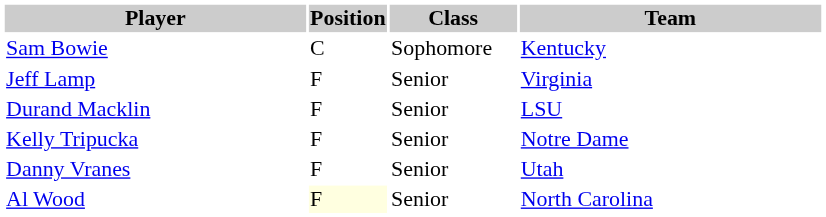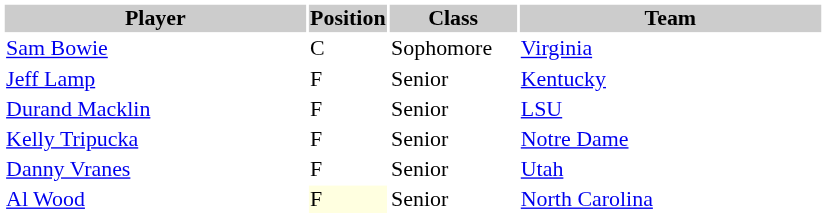(563, 48) Kentucky -> (556, 48) Virginia
(556, 78) Virginia -> (563, 78) Kentucky
